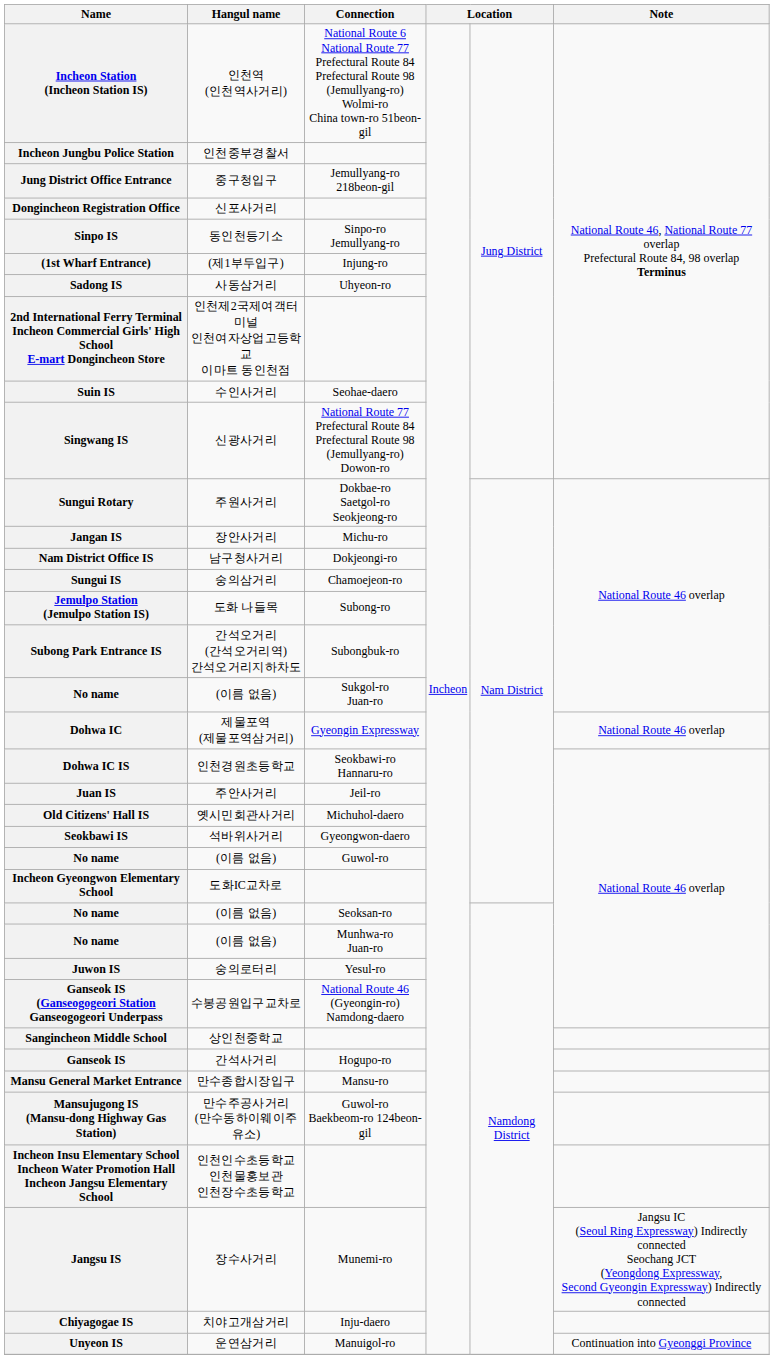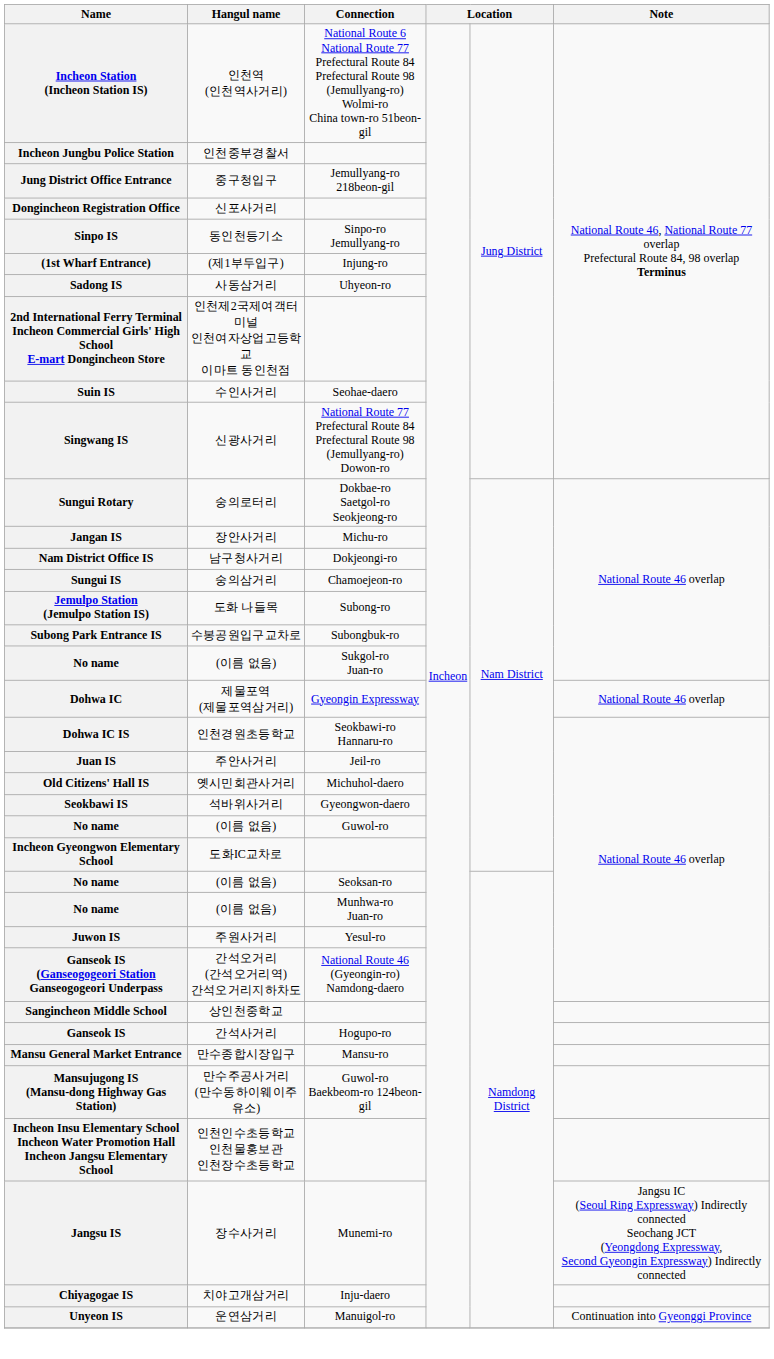(246, 502) 주원사거리 -> (246, 502) 숭의로터리
(246, 651) 간석오거리 (간석오거리역) 간석오거리지하차도 -> (246, 635) 수봉공원입구교차로
(246, 968) 숭의로터리 -> (246, 936) 주원사거리
(246, 1003) 수봉공원입구교차로 -> (246, 974) 간석오거리 (간석오거리역) 간석오거리지하차도
